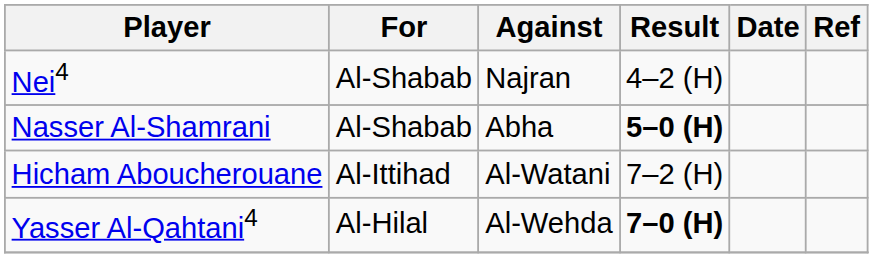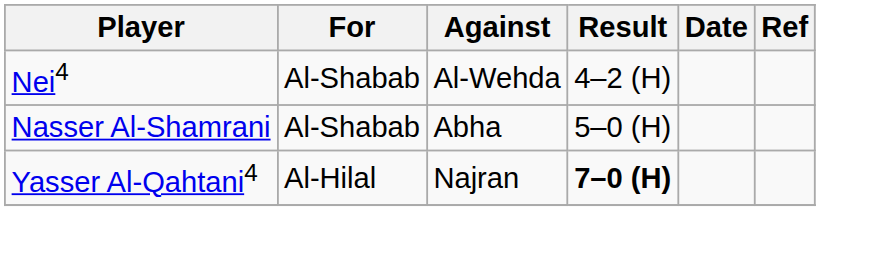(528, 77) Najran -> (497, 77) Al-Wehda
(675, 127) bold -> (623, 127) normal
- row: (167, 174)
(549, 224) Al-Wehda -> (476, 177) Najran
